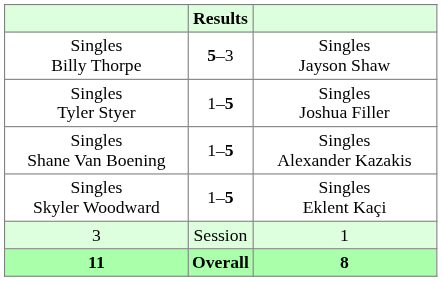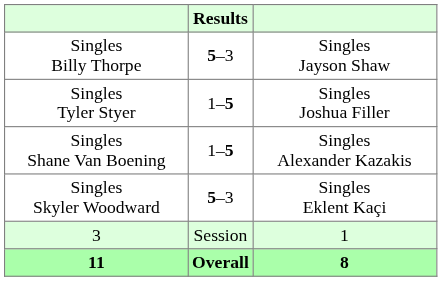(220, 197) 1–5 -> (220, 197) 5–3
